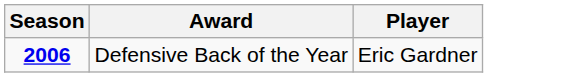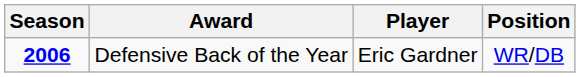+ column: (529, 21)
